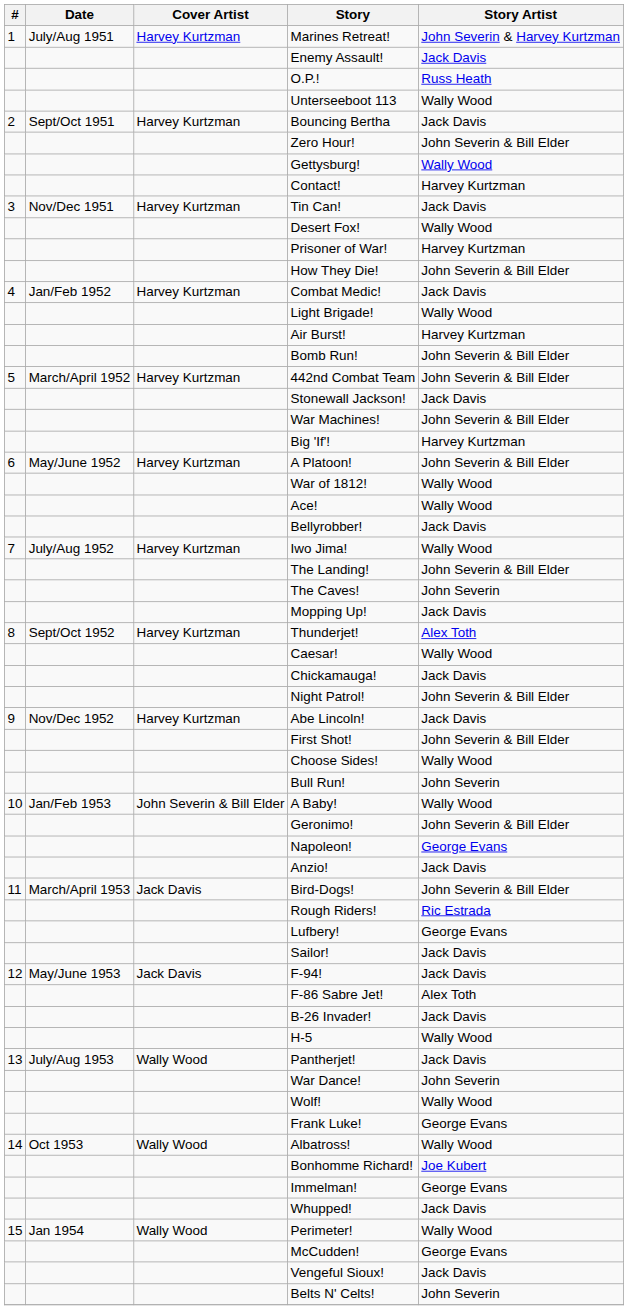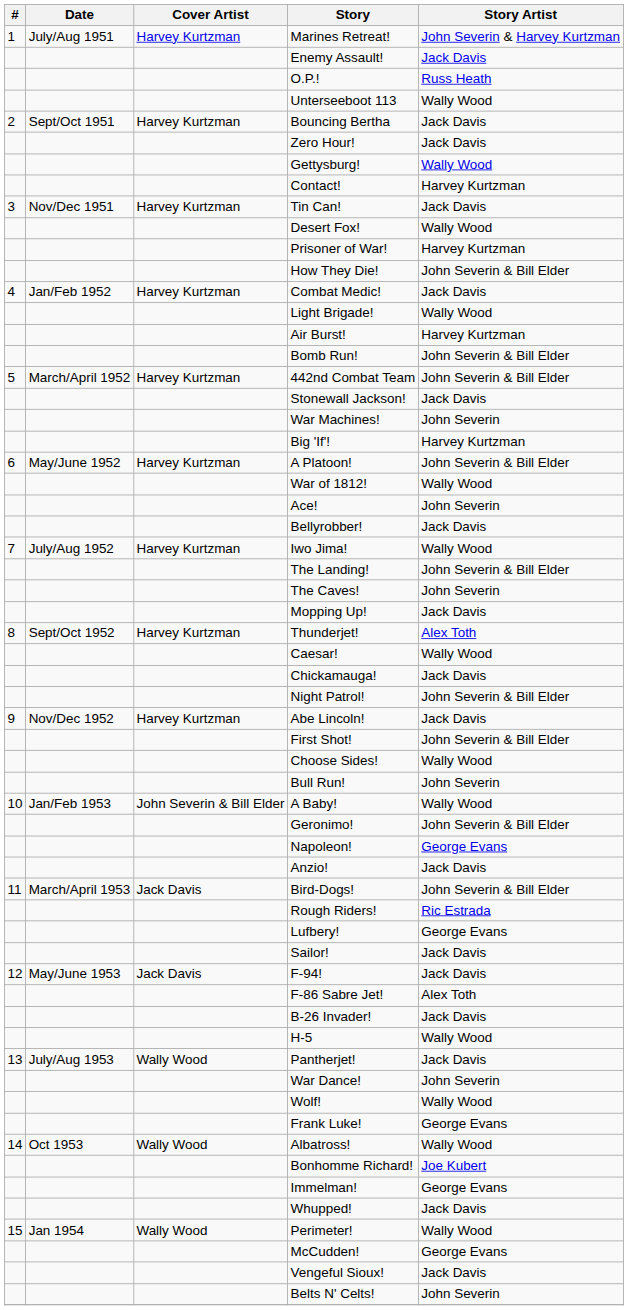(495, 143) John Severin & Bill Elder -> (454, 143) Jack Davis
(495, 420) John Severin & Bill Elder -> (461, 420) John Severin
(457, 505) Wally Wood -> (461, 505) John Severin
